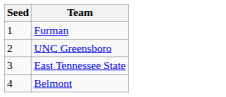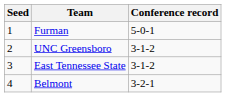+ column: (175, 13)
